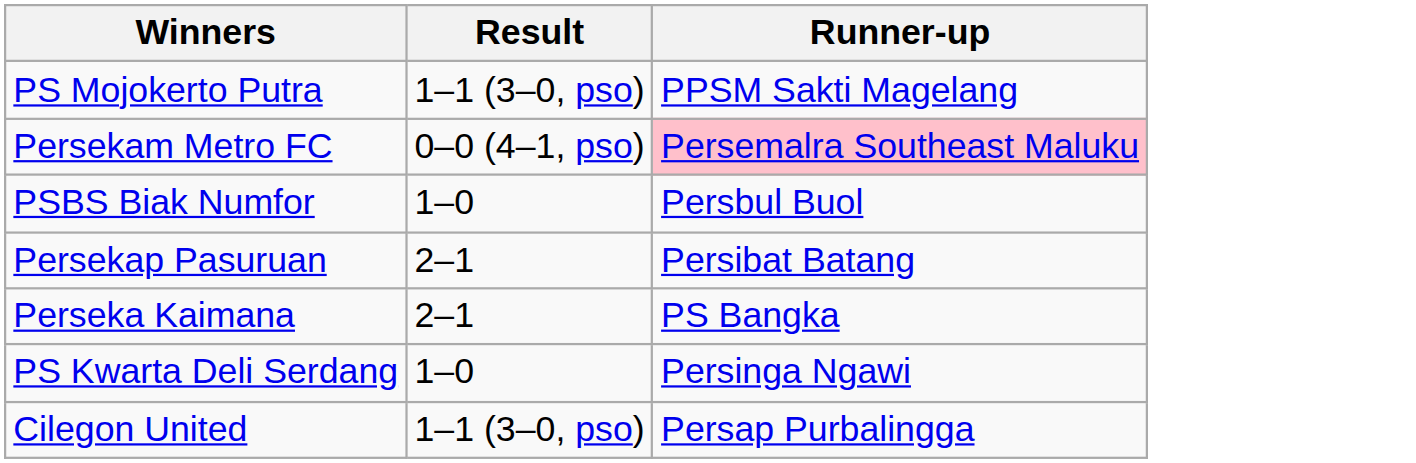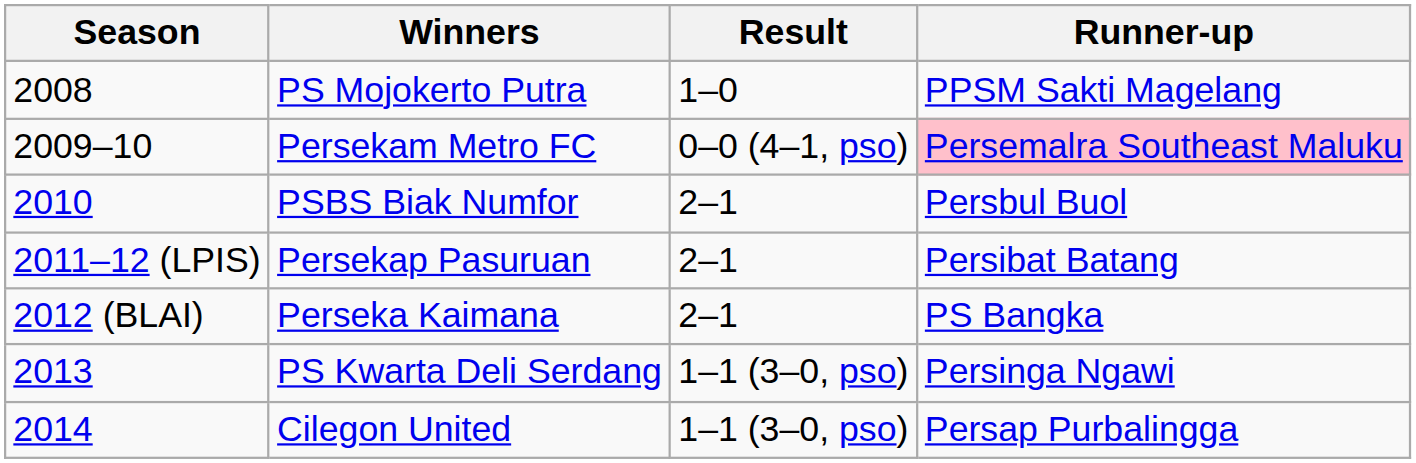+ column: (137, 32)
(530, 89) 1–1 (3–0, pso) -> (708, 89) 1–0
(444, 202) 1–0 -> (708, 202) 2–1
(444, 372) 1–0 -> (793, 372) 1–1 (3–0, pso)
